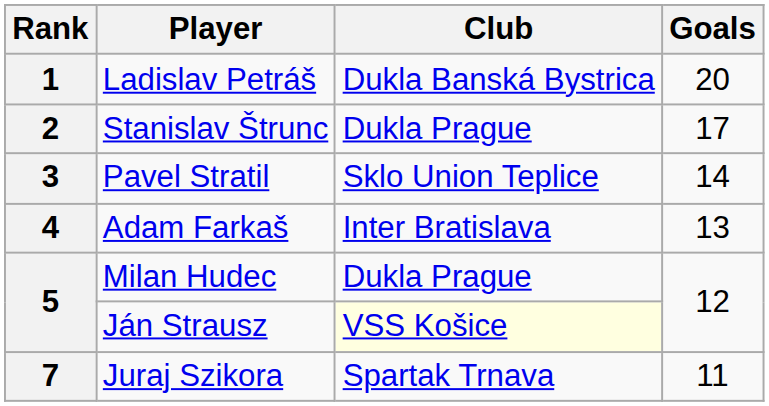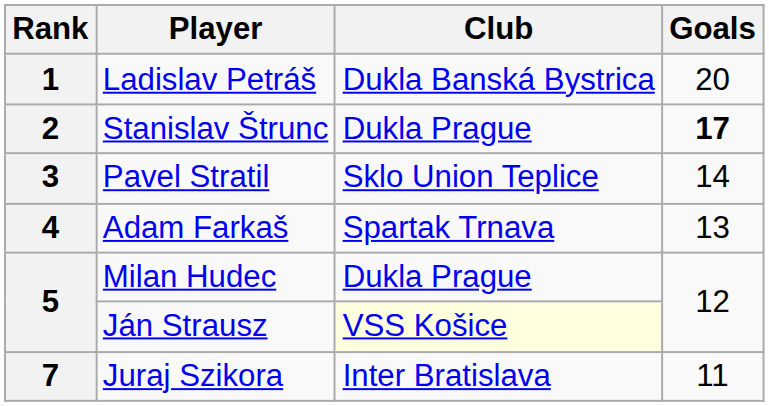(713, 128) normal -> (713, 128) bold
(447, 227) Inter Bratislava -> (448, 227) Spartak Trnava
(448, 375) Spartak Trnava -> (447, 375) Inter Bratislava
